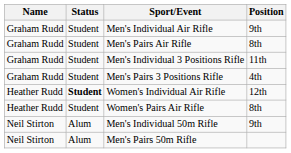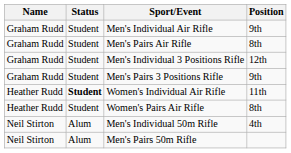(258, 60) 11th -> (258, 60) 12th
(255, 76) 4th -> (255, 76) 9th
(258, 92) 12th -> (258, 92) 11th
(255, 124) 9th -> (255, 124) 4th
